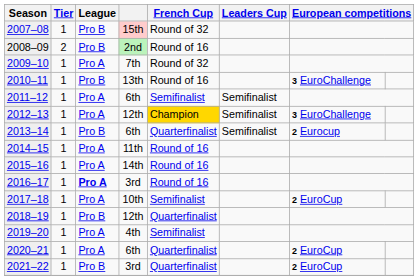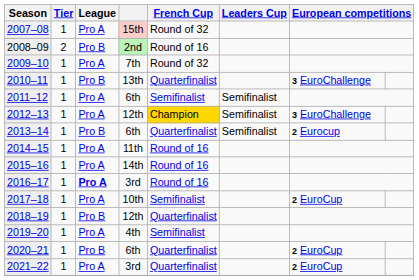(92, 29) Pro B -> (92, 29) Pro A
(179, 80) Round of 16 -> (183, 80) Quarterfinalist
(92, 250) Pro A -> (92, 250) Pro B
(92, 266) Pro B -> (92, 266) Pro A
